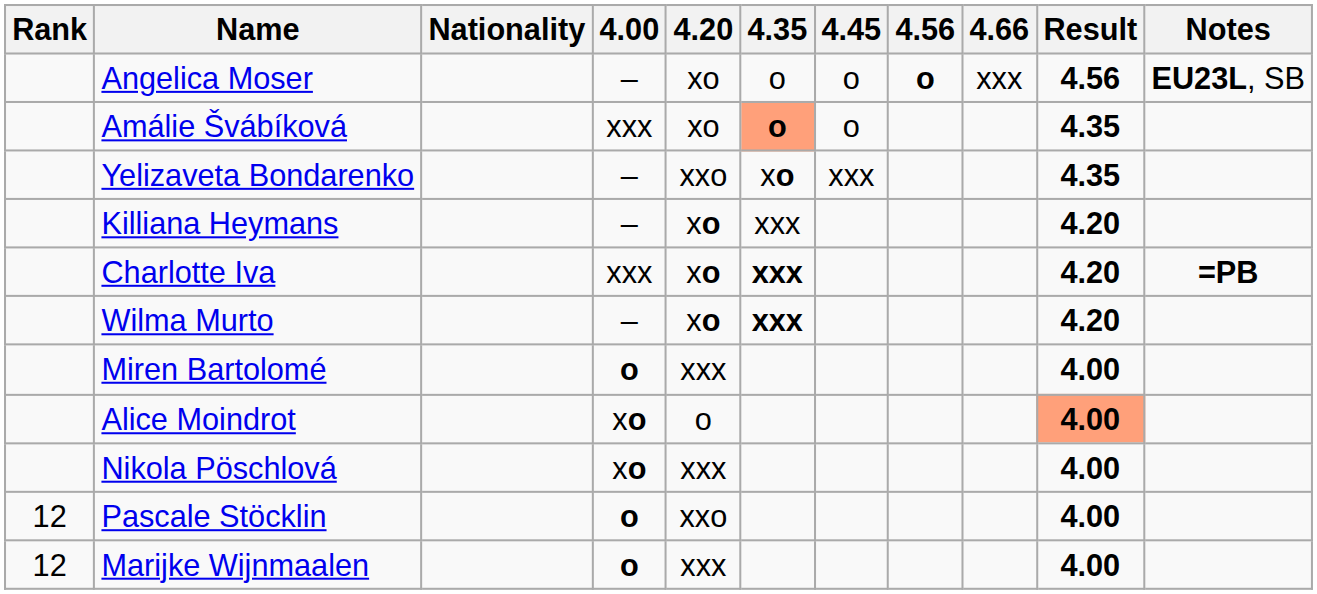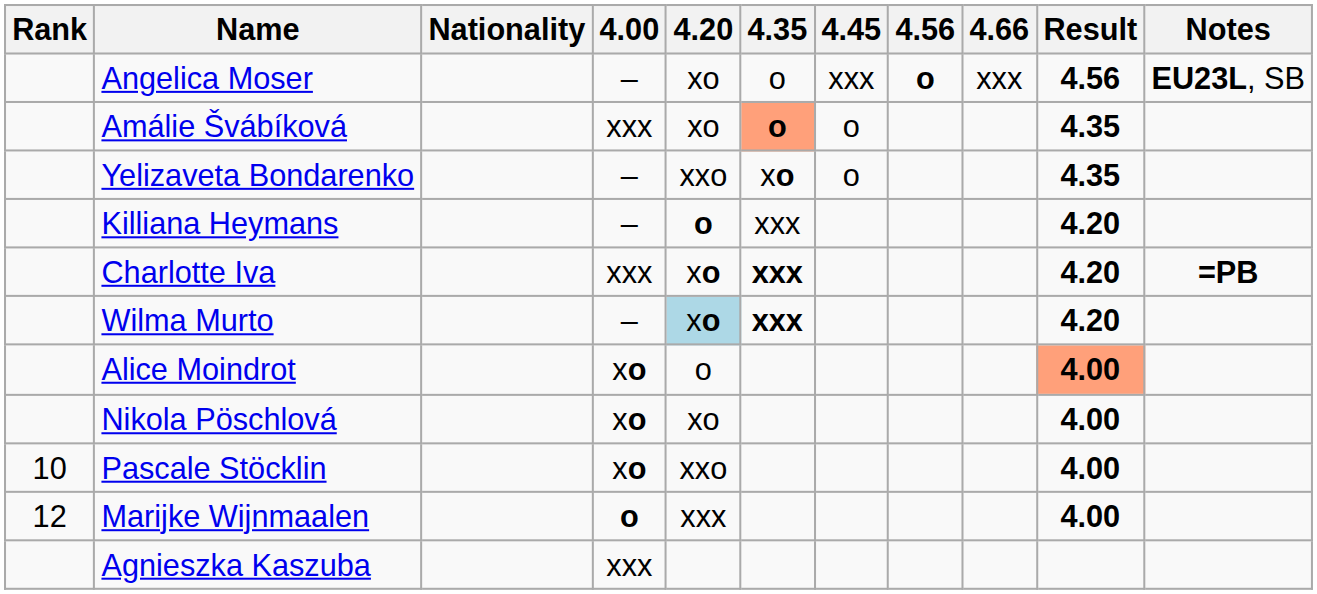(851, 78) o -> (851, 78) xxx
(851, 175) xxx -> (851, 175) o
(703, 224) xo -> (703, 224) o
(703, 321) no background -> (703, 321) lightblue background
- row: (214, 370)
(703, 467) xxx -> (703, 418) xo
(50, 516) 12 -> (50, 467) 10
(629, 516) o -> (629, 467) xo
+ row: (236, 564)
